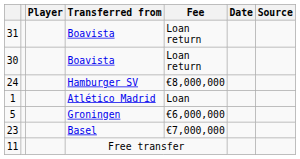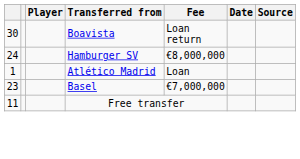- row: (13, 34)
- row: (13, 114)
